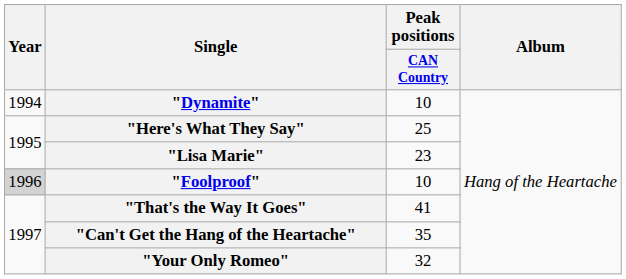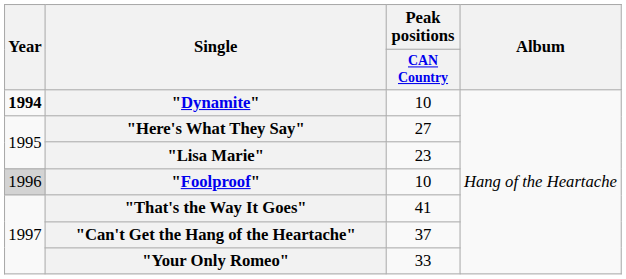(25, 102) normal -> (25, 102) bold
(423, 129) 25 -> (423, 129) 27
(423, 234) 35 -> (423, 234) 37
(423, 260) 32 -> (423, 260) 33
